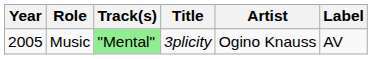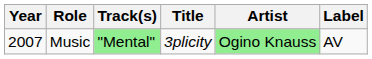(25, 41) 2005 -> (25, 41) 2007
(267, 41) no background -> (267, 41) lightgreen background
